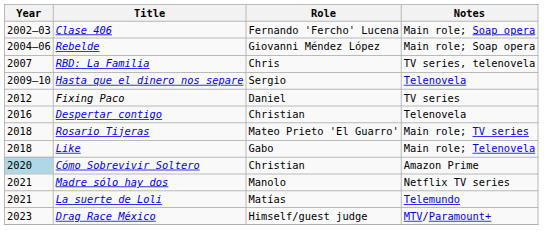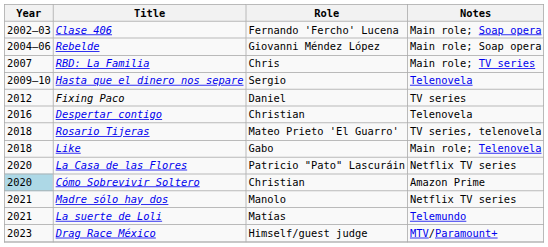(469, 64) TV series, telenovela -> (473, 64) Main role; TV series
(466, 132) Main role; TV series -> (476, 132) TV series, telenovela
+ row: (121, 165)
